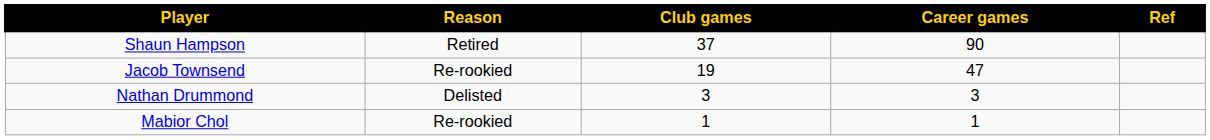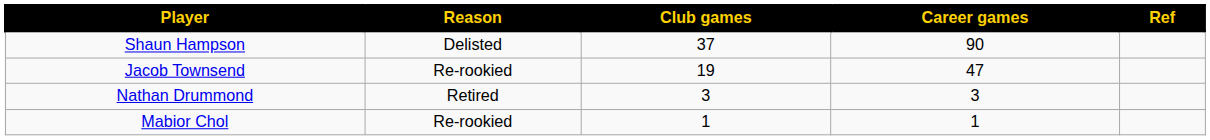(473, 44) Retired -> (473, 44) Delisted
(473, 96) Delisted -> (473, 96) Retired
